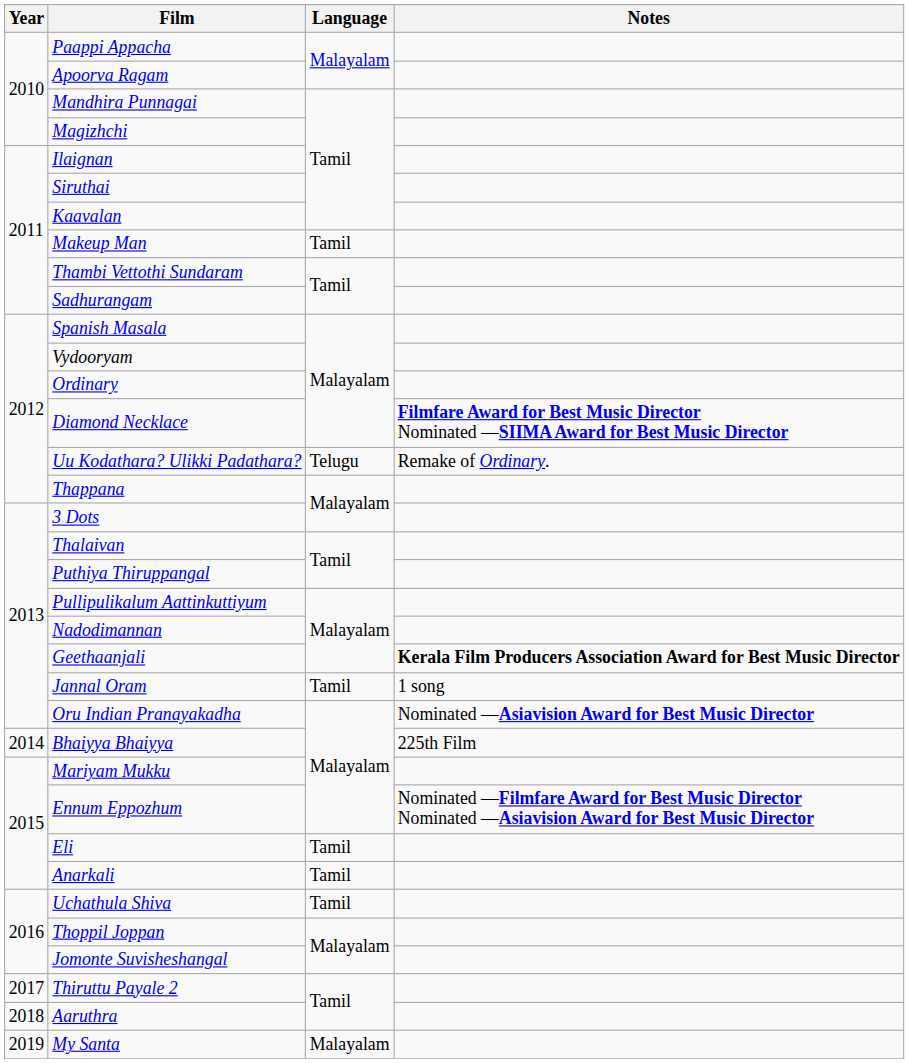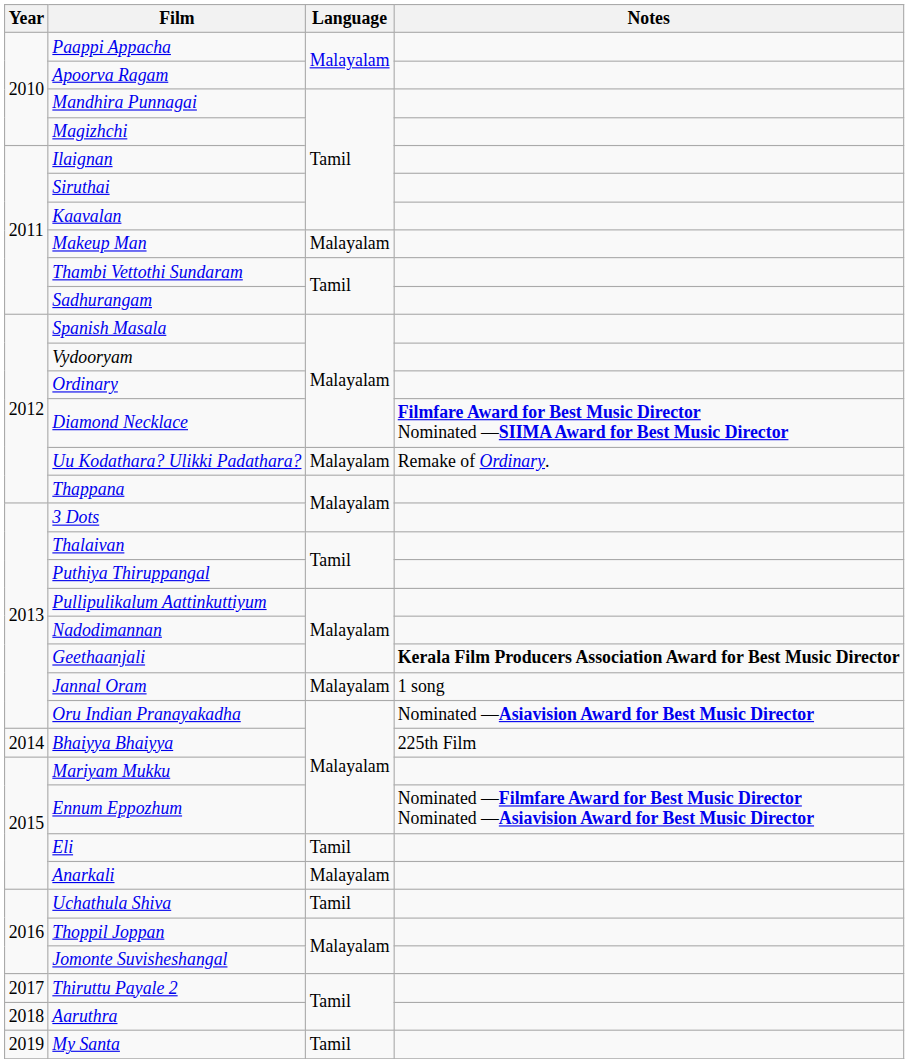(330, 243) Tamil -> (350, 243) Malayalam
(334, 461) Telugu -> (350, 461) Malayalam
(330, 686) Tamil -> (350, 686) Malayalam
(330, 875) Tamil -> (350, 875) Malayalam
(350, 1044) Malayalam -> (330, 1044) Tamil
